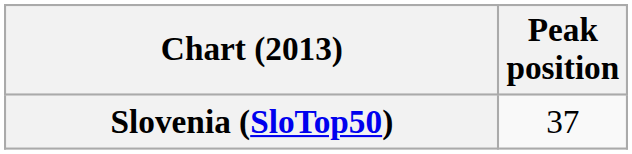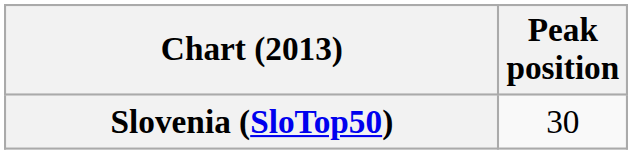(563, 121) 37 -> (563, 121) 30
